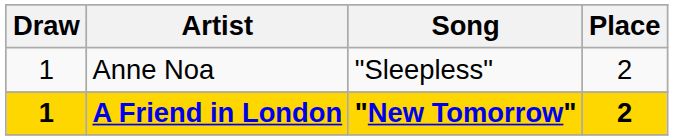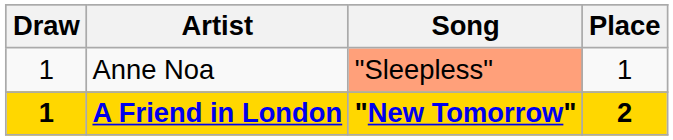(424, 69) no background -> (424, 69) lightsalmon background
(625, 69) 2 -> (625, 69) 1
